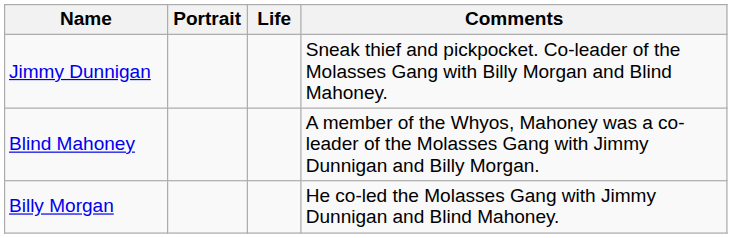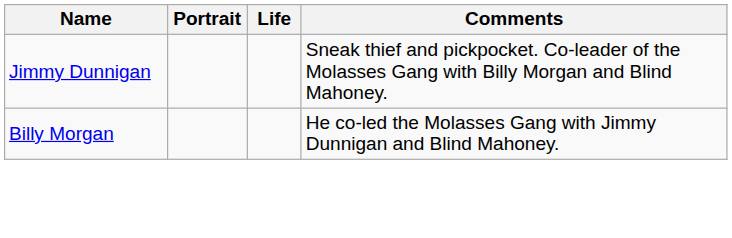- row: (72, 144)
